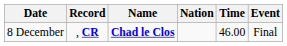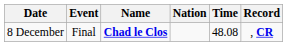columns swapped: (265, 13) <-> (87, 13)
(232, 32) 46.00 -> (225, 32) 48.08
